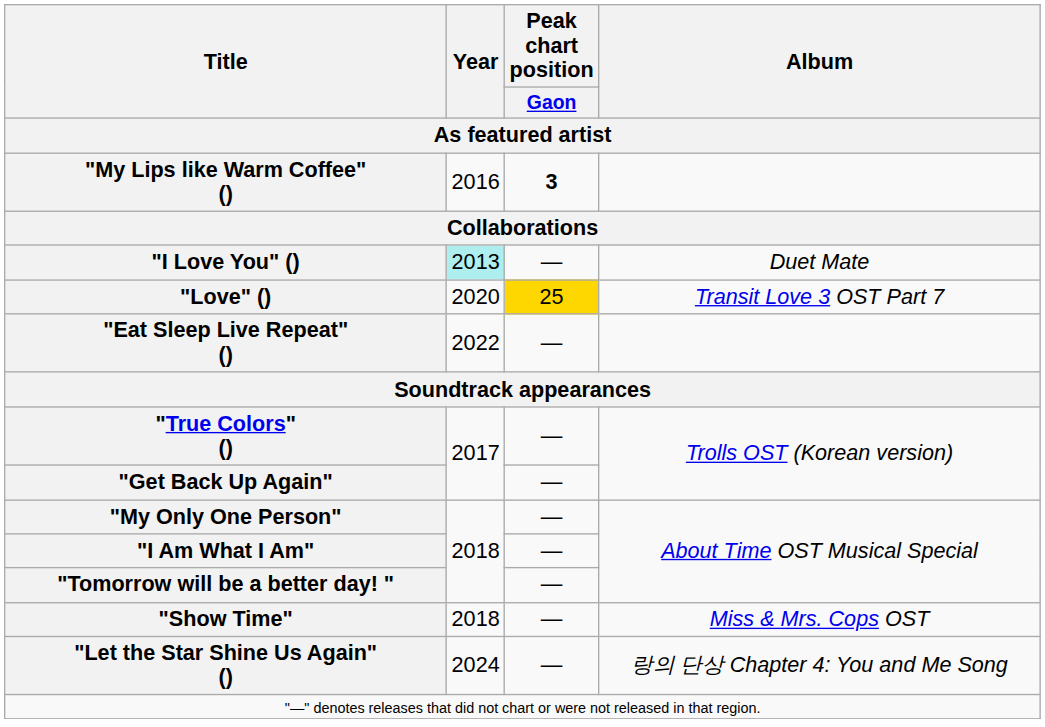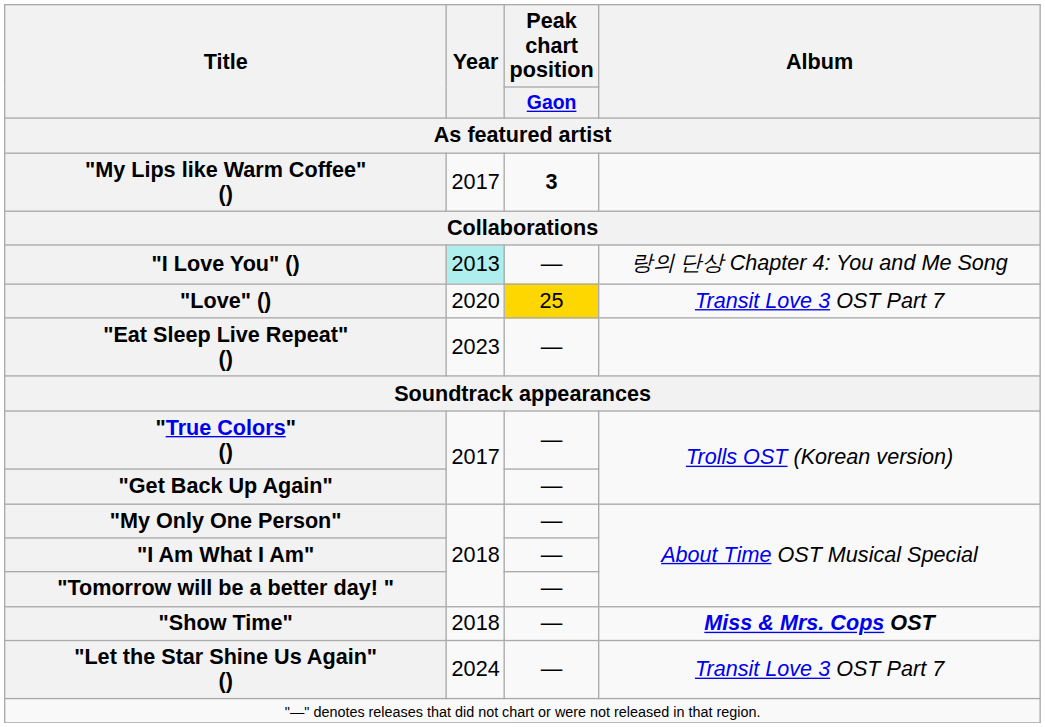(476, 181) 2016 -> (476, 181) 2017
(820, 262) Duet Mate -> (820, 263) 랑의 단상 Chapter 4: You and Me Song
(476, 342) 2022 -> (476, 346) 2023
(820, 619) normal -> (820, 623) bold
(820, 664) 랑의 단상 Chapter 4: You and Me Song -> (820, 669) Transit Love 3 OST Part 7
